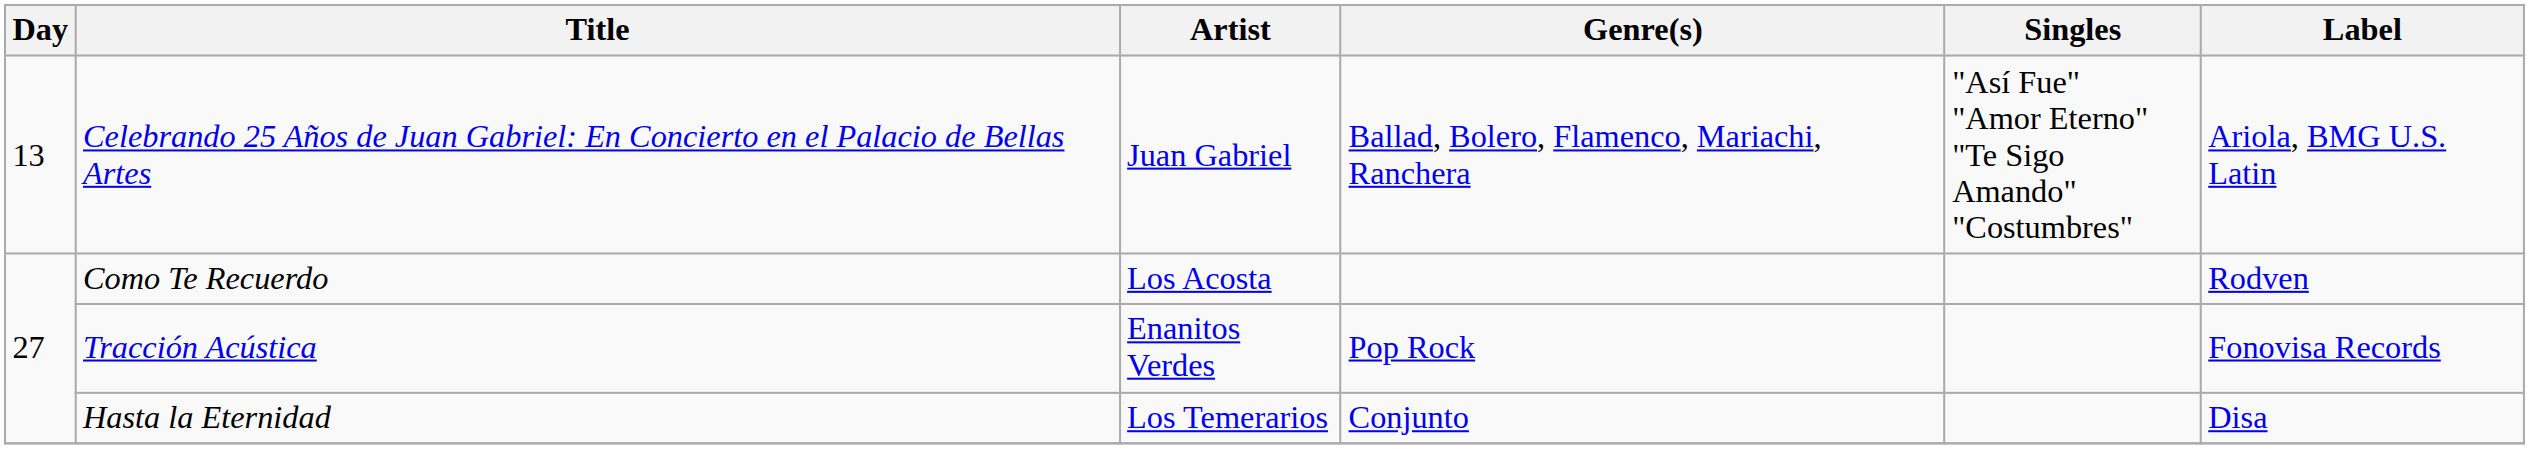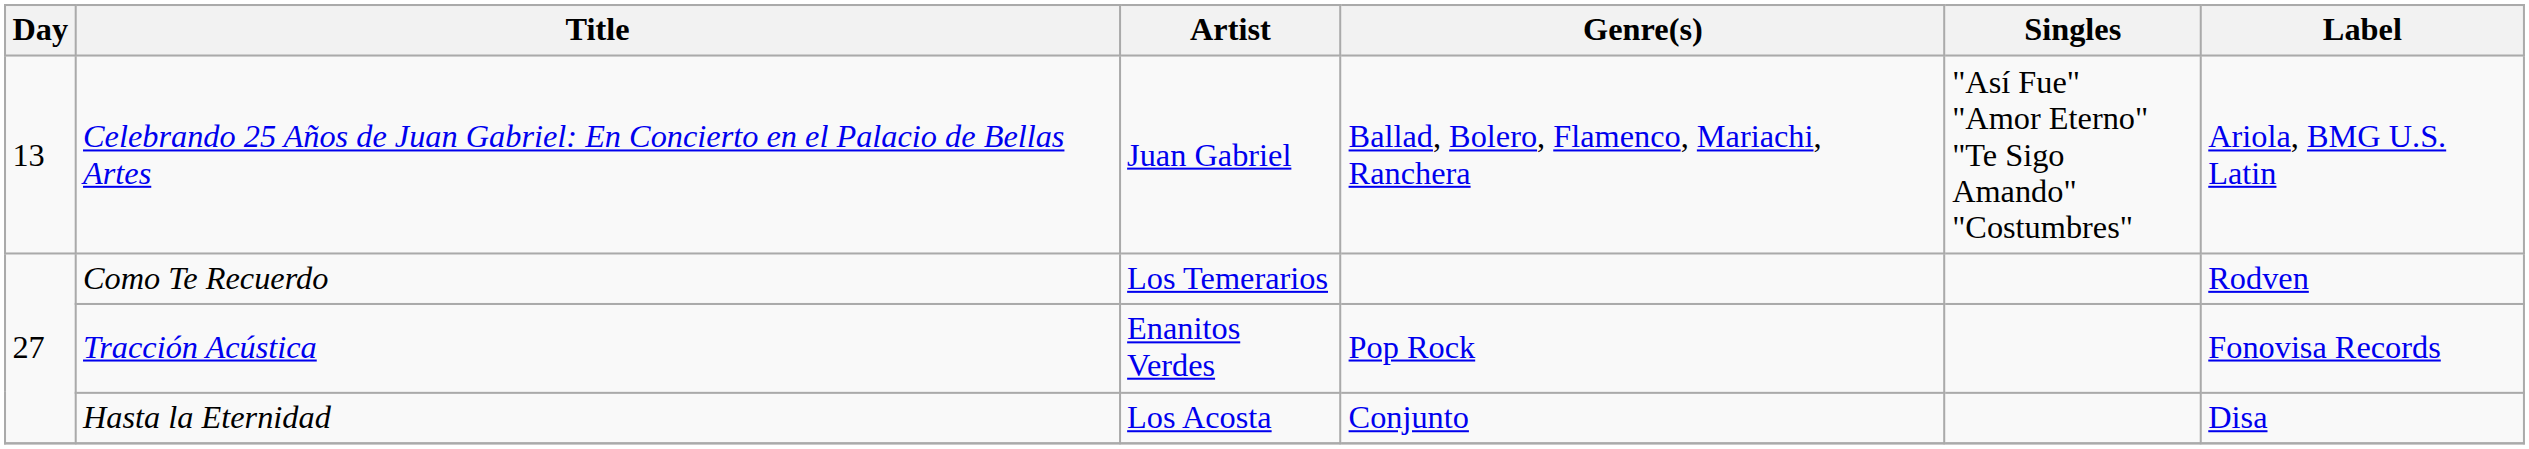(1199, 278) Los Acosta -> (1228, 278) Los Temerarios
(1228, 416) Los Temerarios -> (1199, 416) Los Acosta
